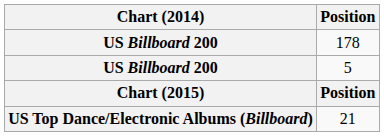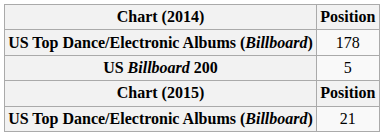(160, 42) US Billboard 200 -> (161, 42) US Top Dance/Electronic Albums (Billboard)
